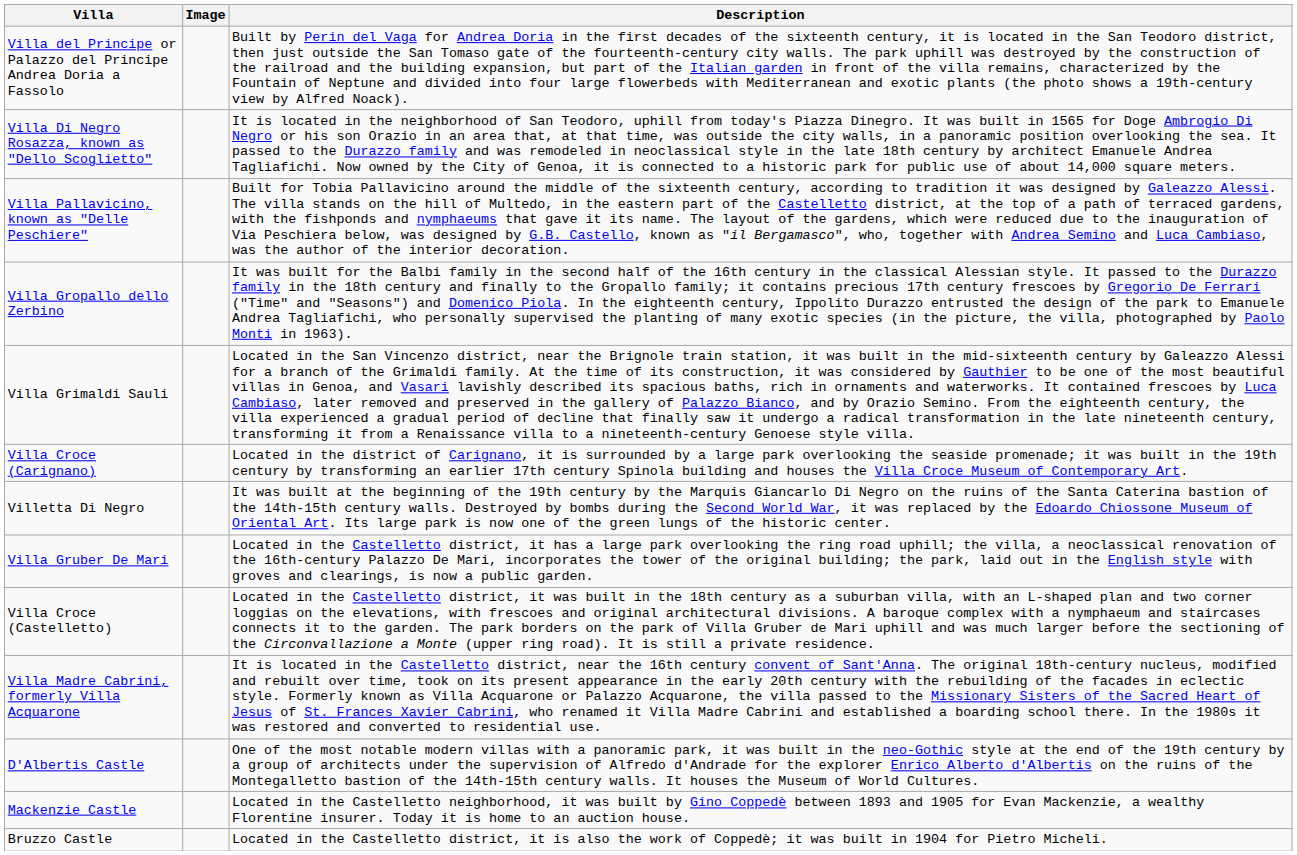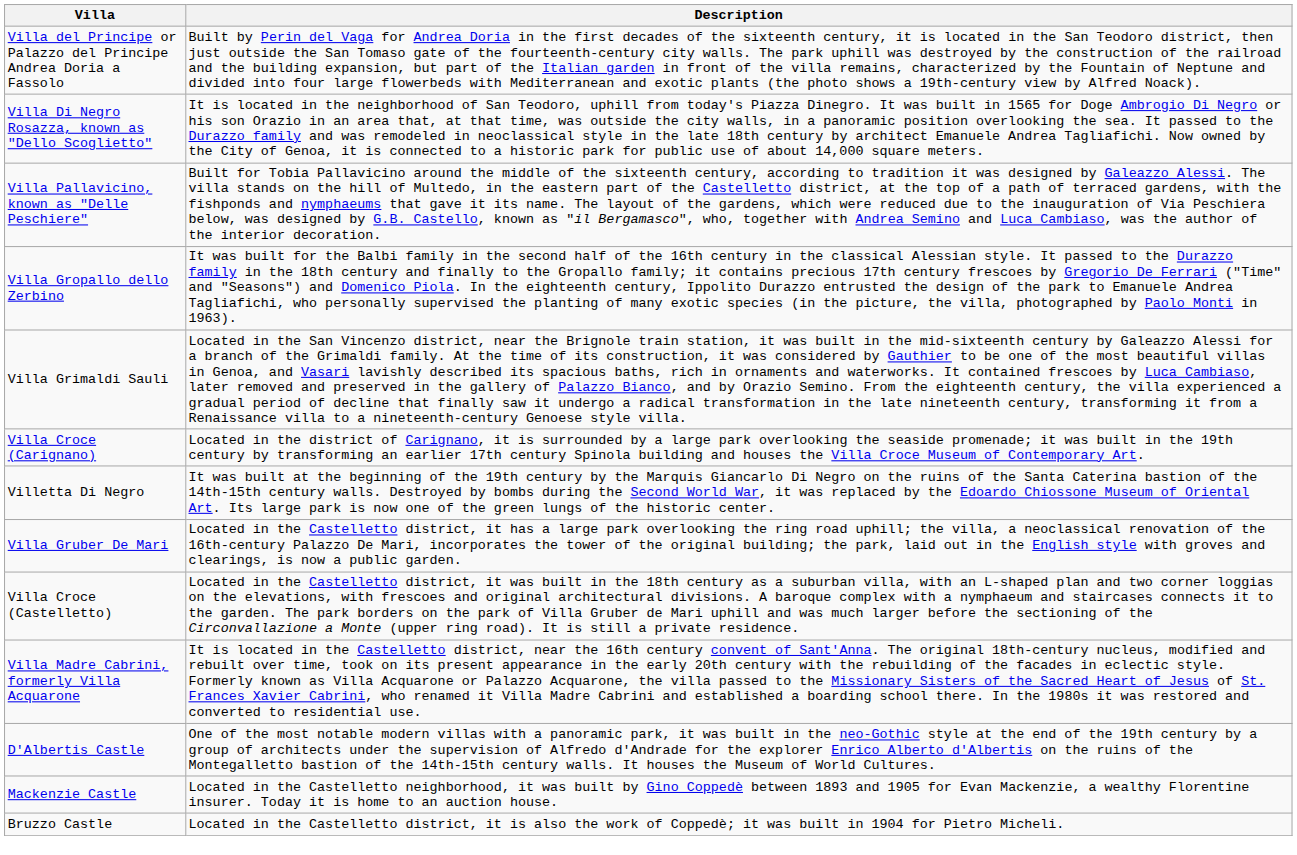- column: (205, 15)
